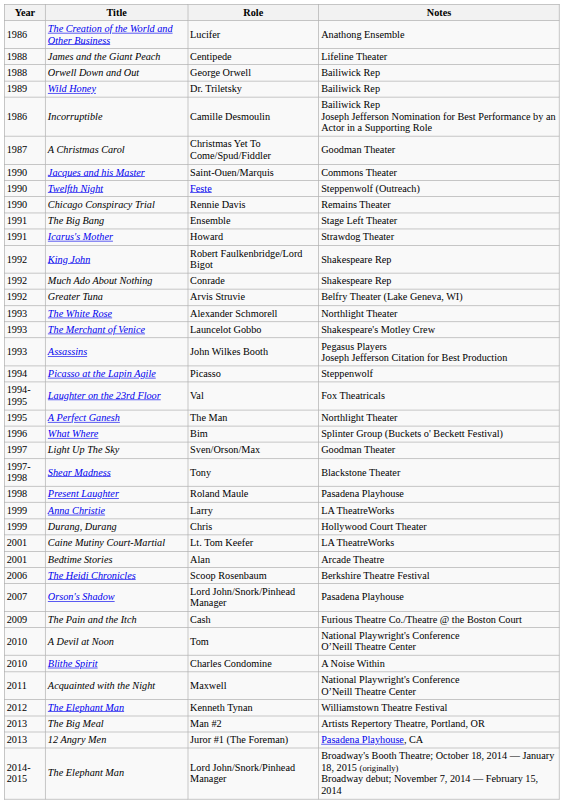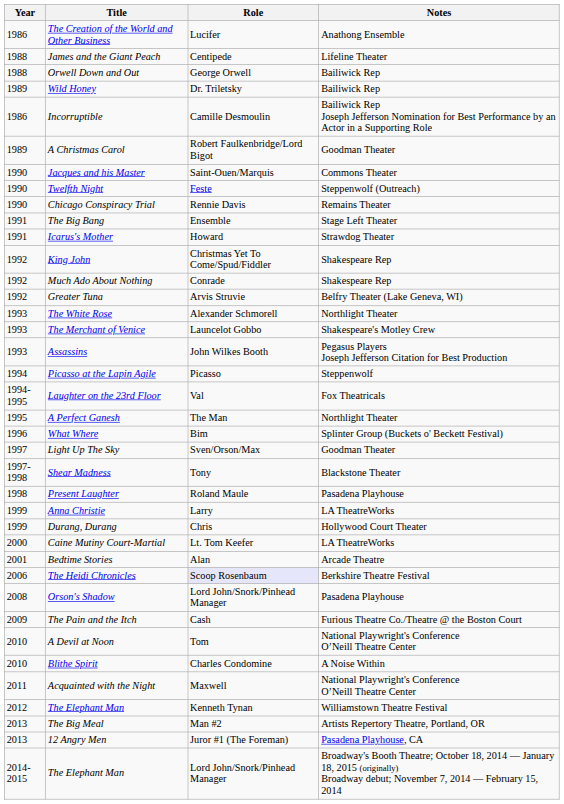(17, 150) 1987 -> (17, 150) 1989
(230, 150) Christmas Yet To Come/Spud/Fiddler -> (246, 150) Robert Faulkenbridge/Lord Bigot
(246, 259) Robert Faulkenbridge/Lord Bigot -> (230, 259) Christmas Yet To Come/Spud/Fiddler
(17, 543) 2001 -> (17, 543) 2000
(228, 575) no background -> (228, 575) lavender background
(17, 597) 2007 -> (17, 597) 2008
